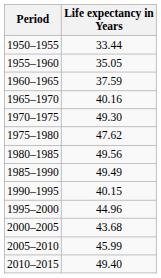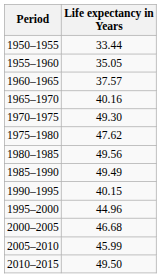(109, 81) 37.59 -> (109, 81) 37.57
(109, 227) 43.68 -> (109, 227) 46.68
(109, 264) 49.40 -> (109, 264) 49.50
